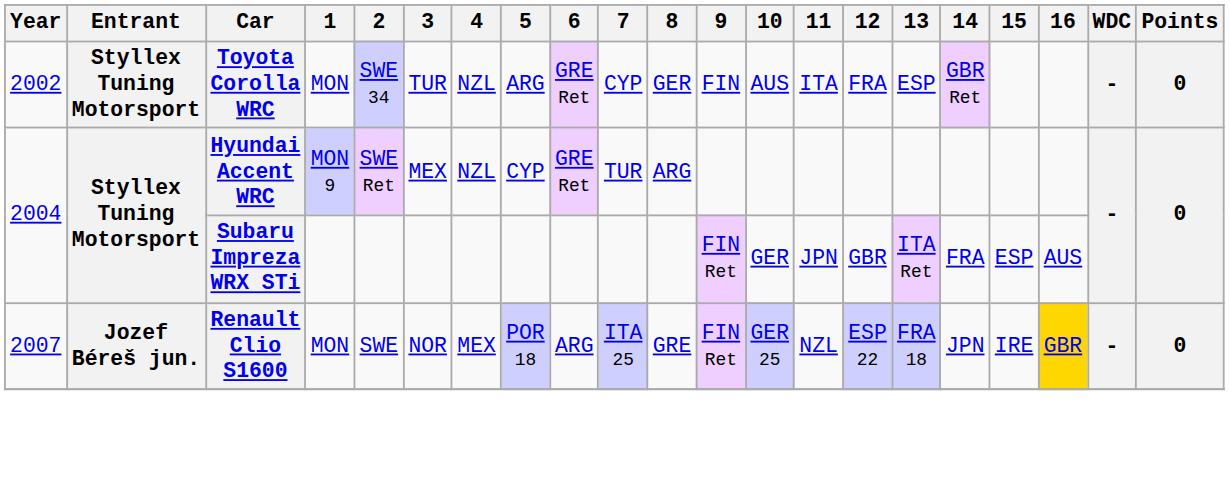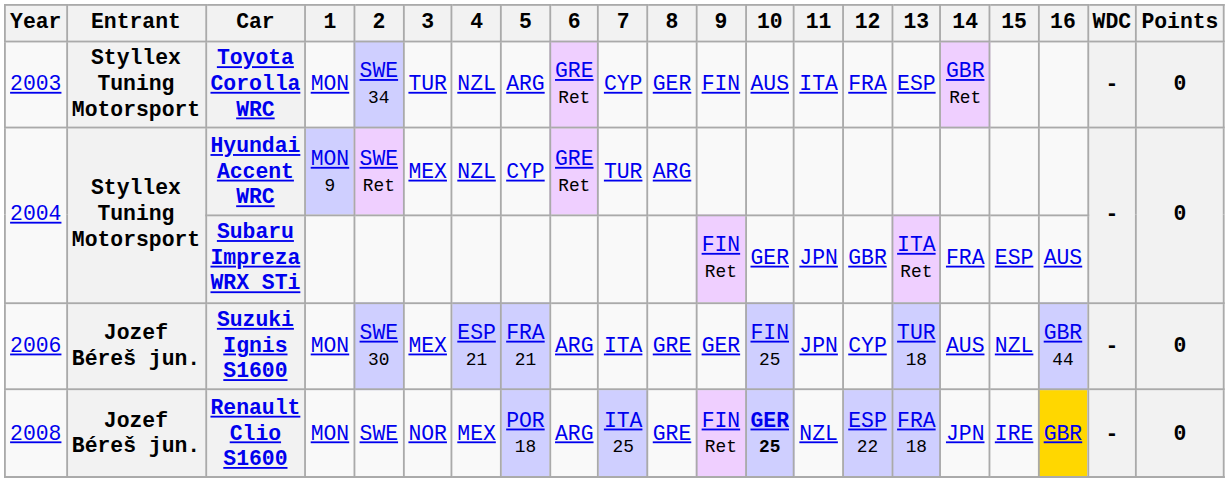(36, 84) 2002 -> (36, 84) 2003
+ row: (255, 346)
(36, 346) 2007 -> (36, 433) 2008
(770, 345) normal -> (770, 433) bold
